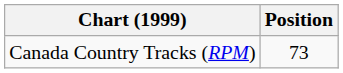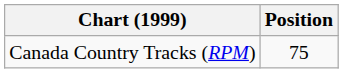(299, 51) 73 -> (299, 51) 75
